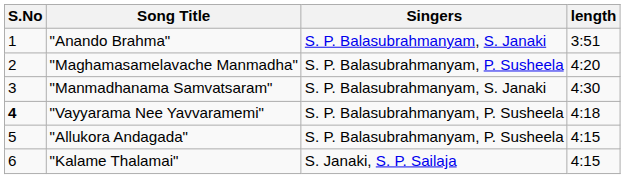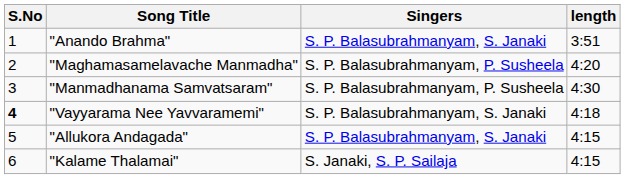(426, 88) S. P. Balasubrahmanyam, S. Janaki -> (434, 88) S. P. Balasubrahmanyam, P. Susheela
(434, 112) S. P. Balasubrahmanyam, P. Susheela -> (426, 112) S. P. Balasubrahmanyam, S. Janaki
(434, 137) S. P. Balasubrahmanyam, P. Susheela -> (426, 137) S. P. Balasubrahmanyam, S. Janaki
